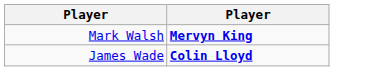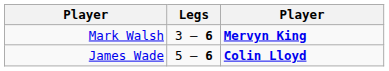+ column: (194, 15)
